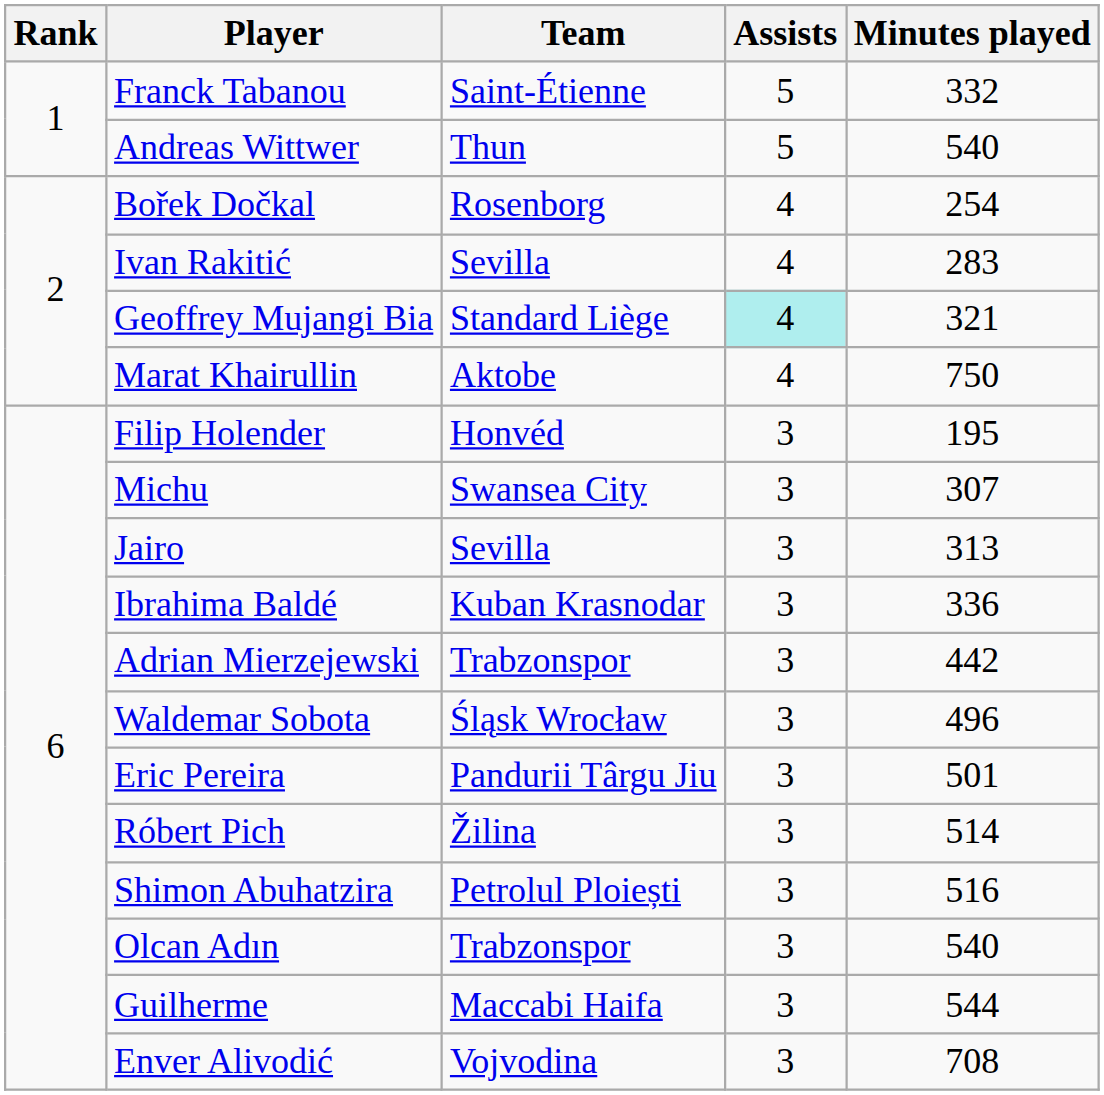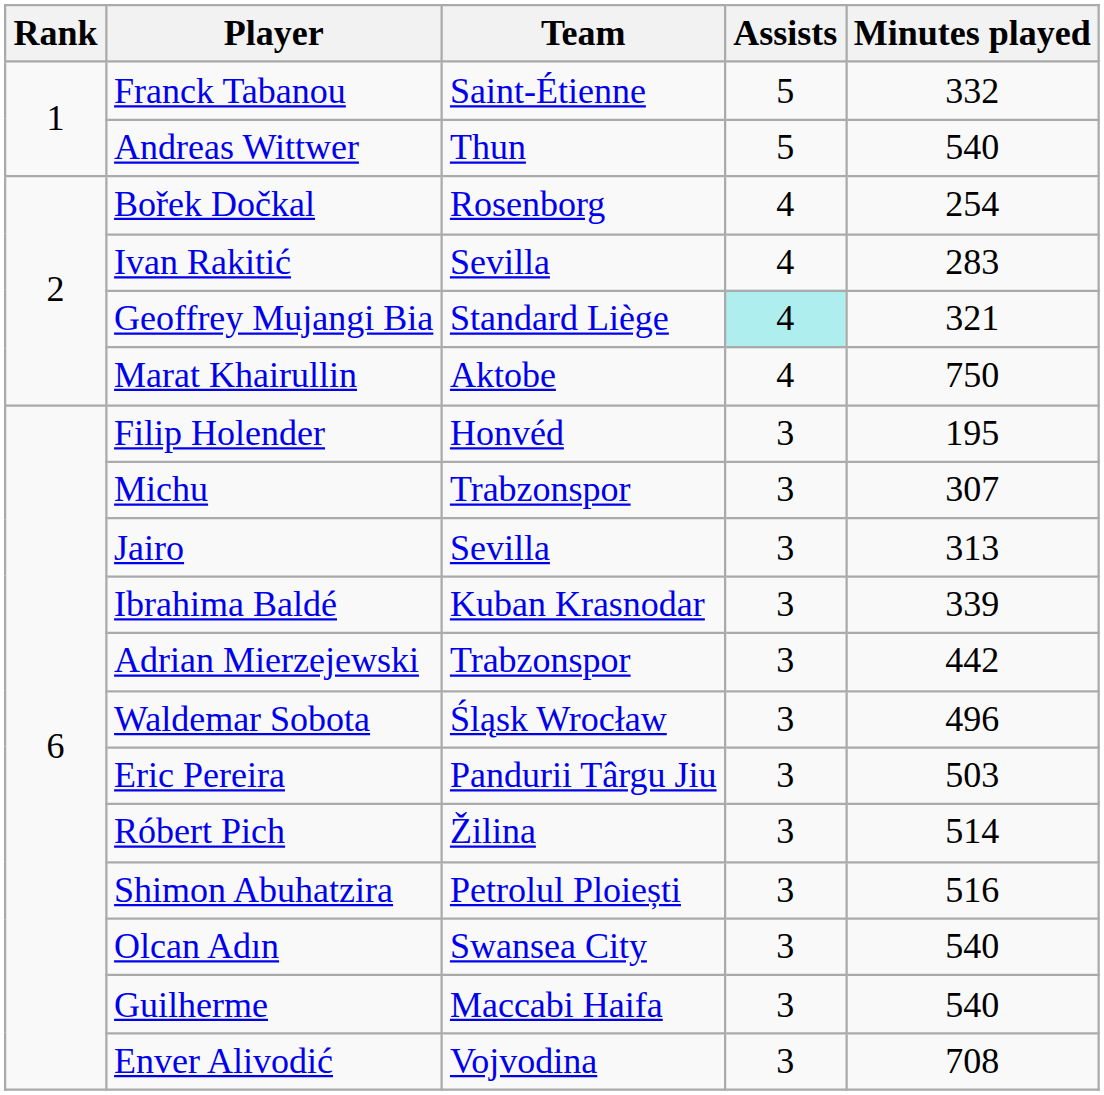(548, 489) Swansea City -> (540, 489) Trabzonspor
(972, 603) 336 -> (972, 603) 339
(972, 775) 501 -> (972, 775) 503
(540, 946) Trabzonspor -> (548, 946) Swansea City
(972, 1003) 544 -> (972, 1003) 540
